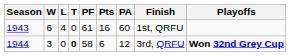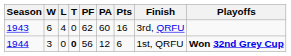columns swapped: (125, 12) <-> (107, 12)
(87, 28) 61 -> (87, 28) 62
(160, 28) 1st, QRFU -> (161, 28) 3rd, QRFU
(87, 43) 58 -> (87, 43) 56
(161, 43) 3rd, QRFU -> (160, 43) 1st, QRFU
